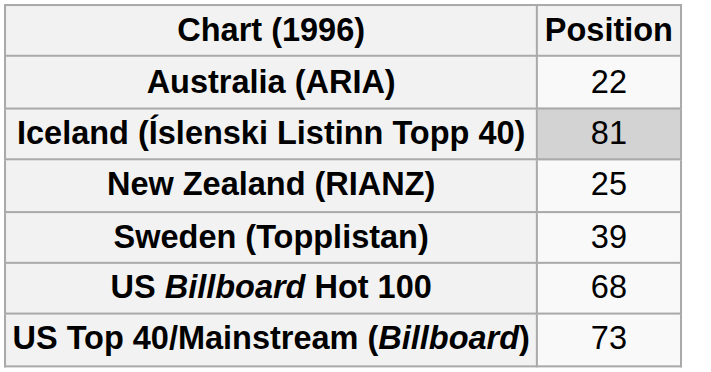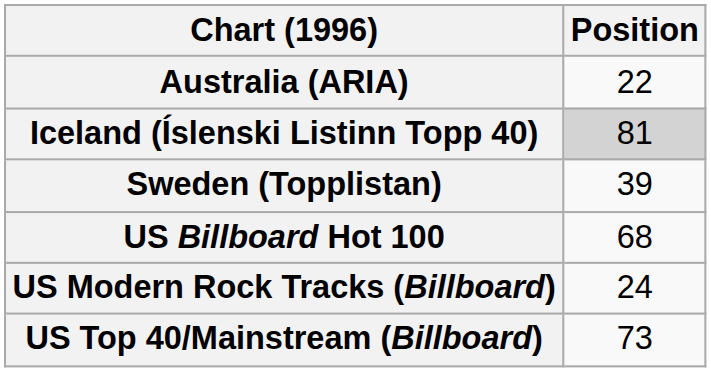- row: (271, 184)
+ row: (284, 287)
